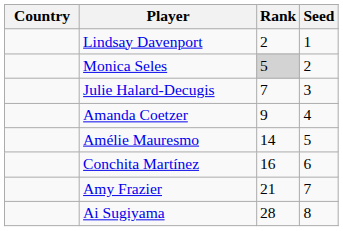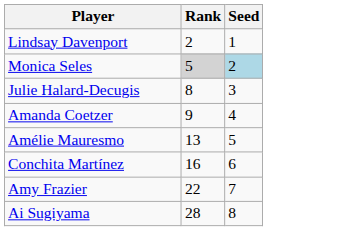- column: (42, 16)
(307, 66) no background -> (232, 66) lightblue background
(264, 90) 7 -> (189, 90) 8
(268, 139) 14 -> (193, 139) 13
(268, 189) 21 -> (193, 189) 22
